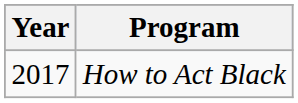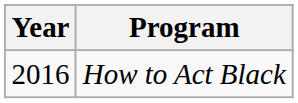(41, 73) 2017 -> (41, 73) 2016
